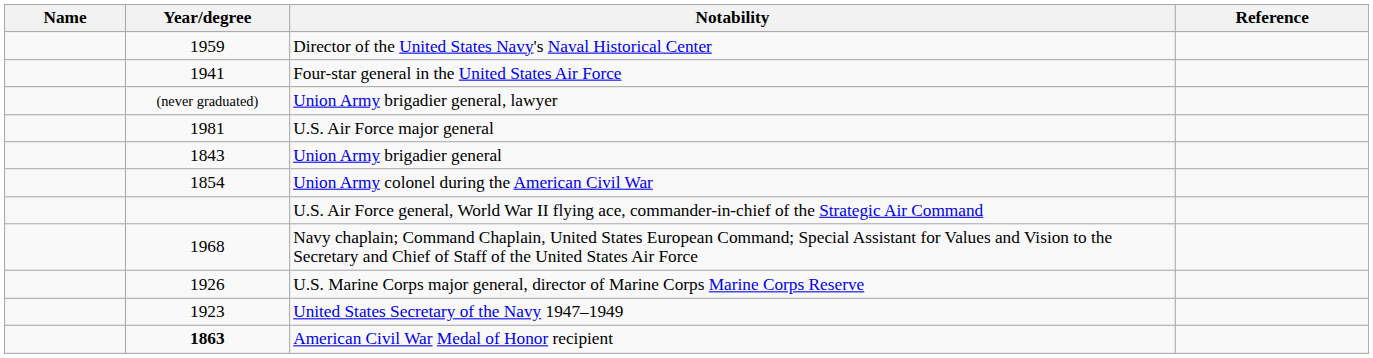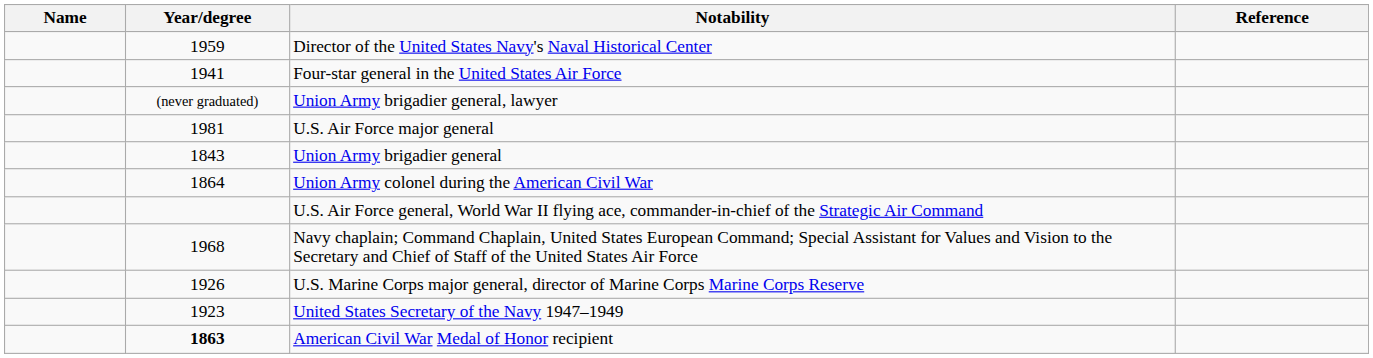(207, 182) 1854 -> (207, 182) 1864
